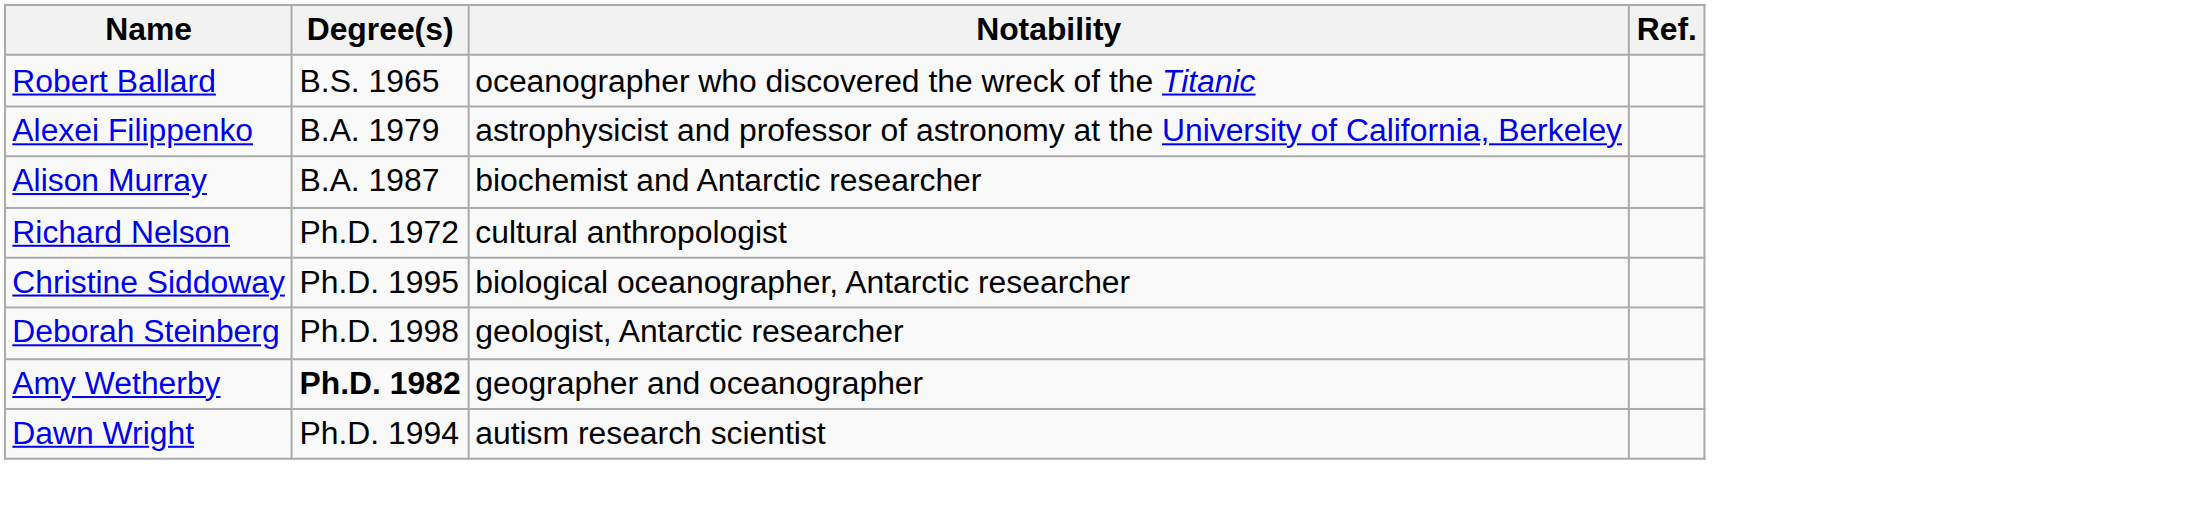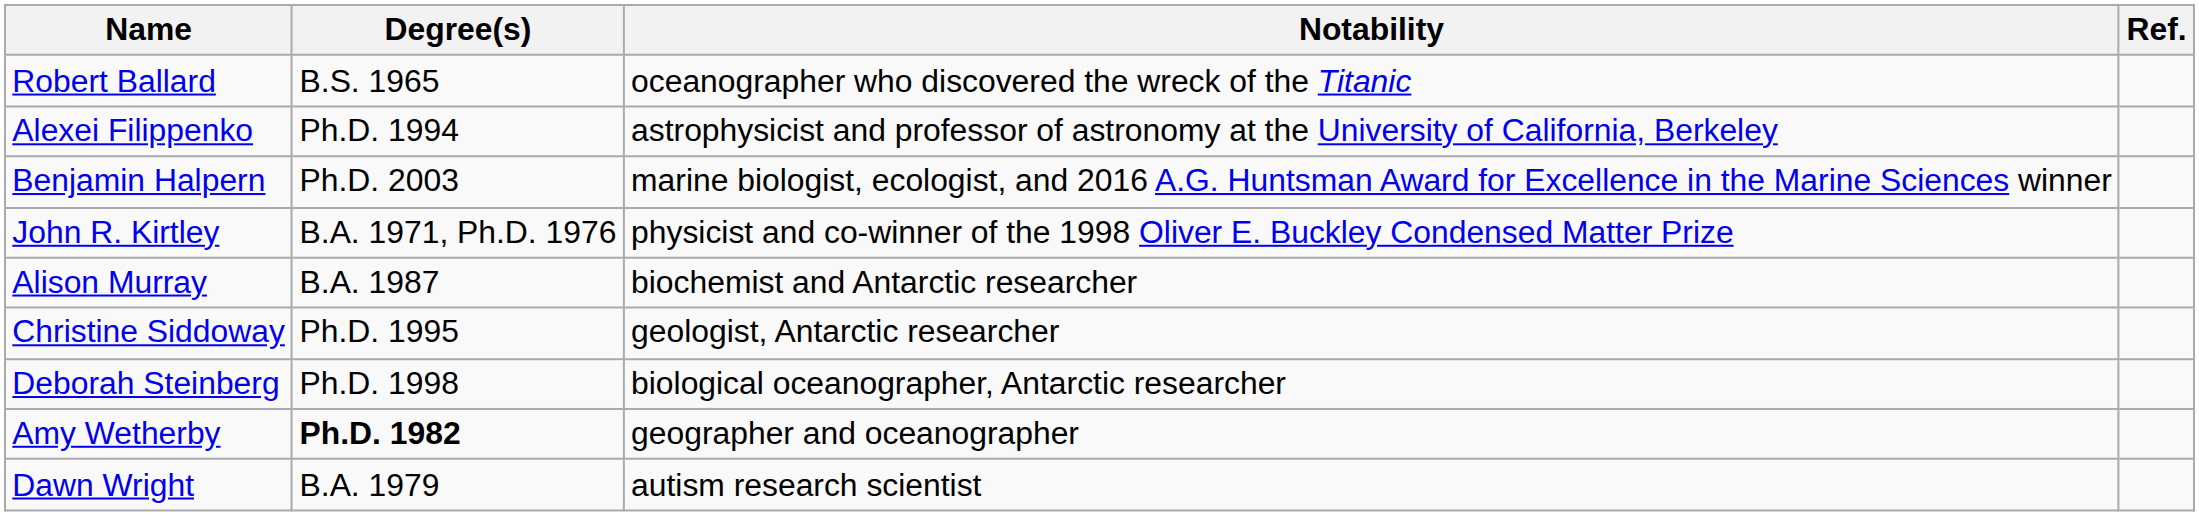(369, 130) B.A. 1979 -> (379, 130) Ph.D. 1994
+ row: (139, 181)
+ row: (116, 231)
- row: (121, 231)
(803, 282) biological oceanographer, Antarctic researcher -> (845, 332) geologist, Antarctic researcher
(689, 332) geologist, Antarctic researcher -> (959, 383) biological oceanographer, Antarctic researcher
(379, 433) Ph.D. 1994 -> (369, 484) B.A. 1979
